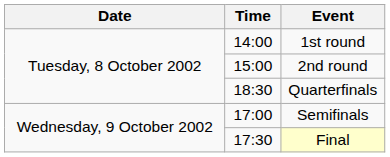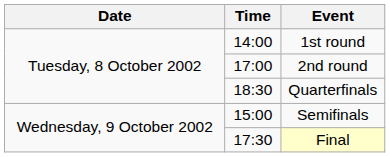(253, 66) 15:00 -> (253, 66) 17:00
(253, 115) 17:00 -> (253, 115) 15:00
